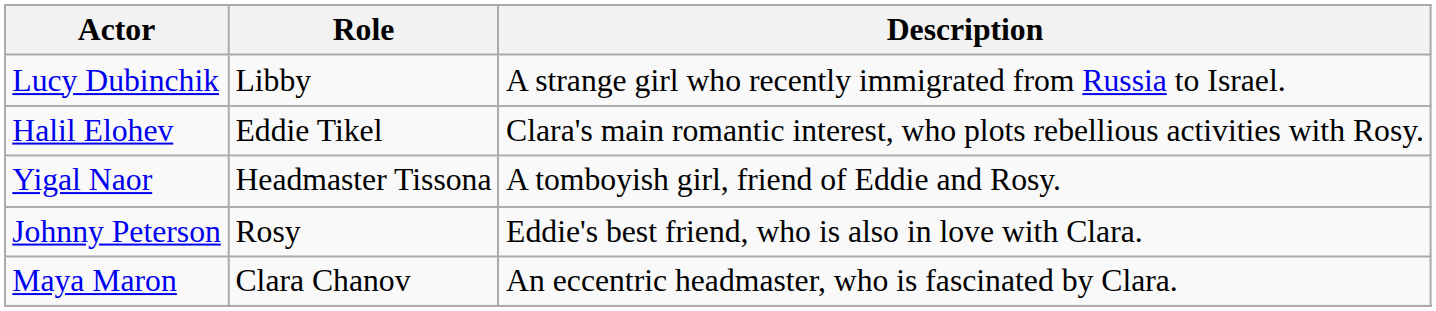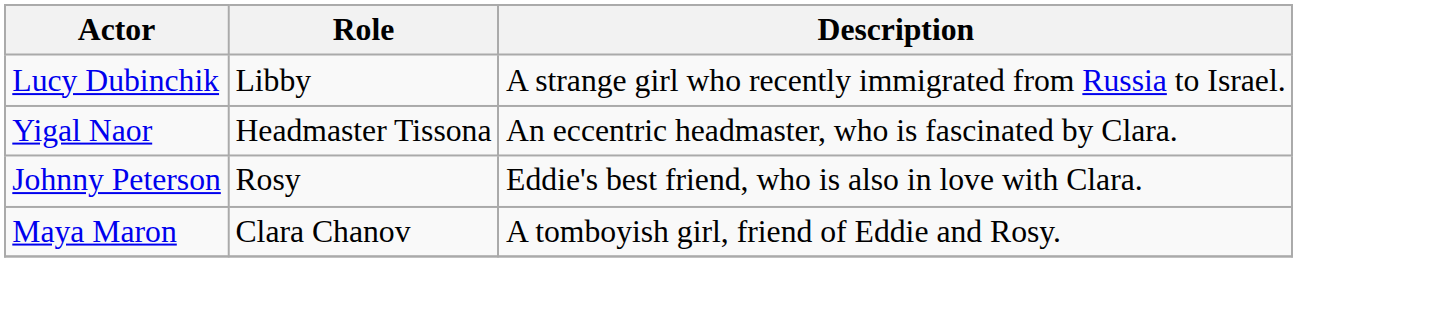- row: (93, 130)
(784, 180) A tomboyish girl, friend of Eddie and Rosy. -> (842, 130) An eccentric headmaster, who is fascinated by Clara.
(842, 280) An eccentric headmaster, who is fascinated by Clara. -> (784, 230) A tomboyish girl, friend of Eddie and Rosy.
